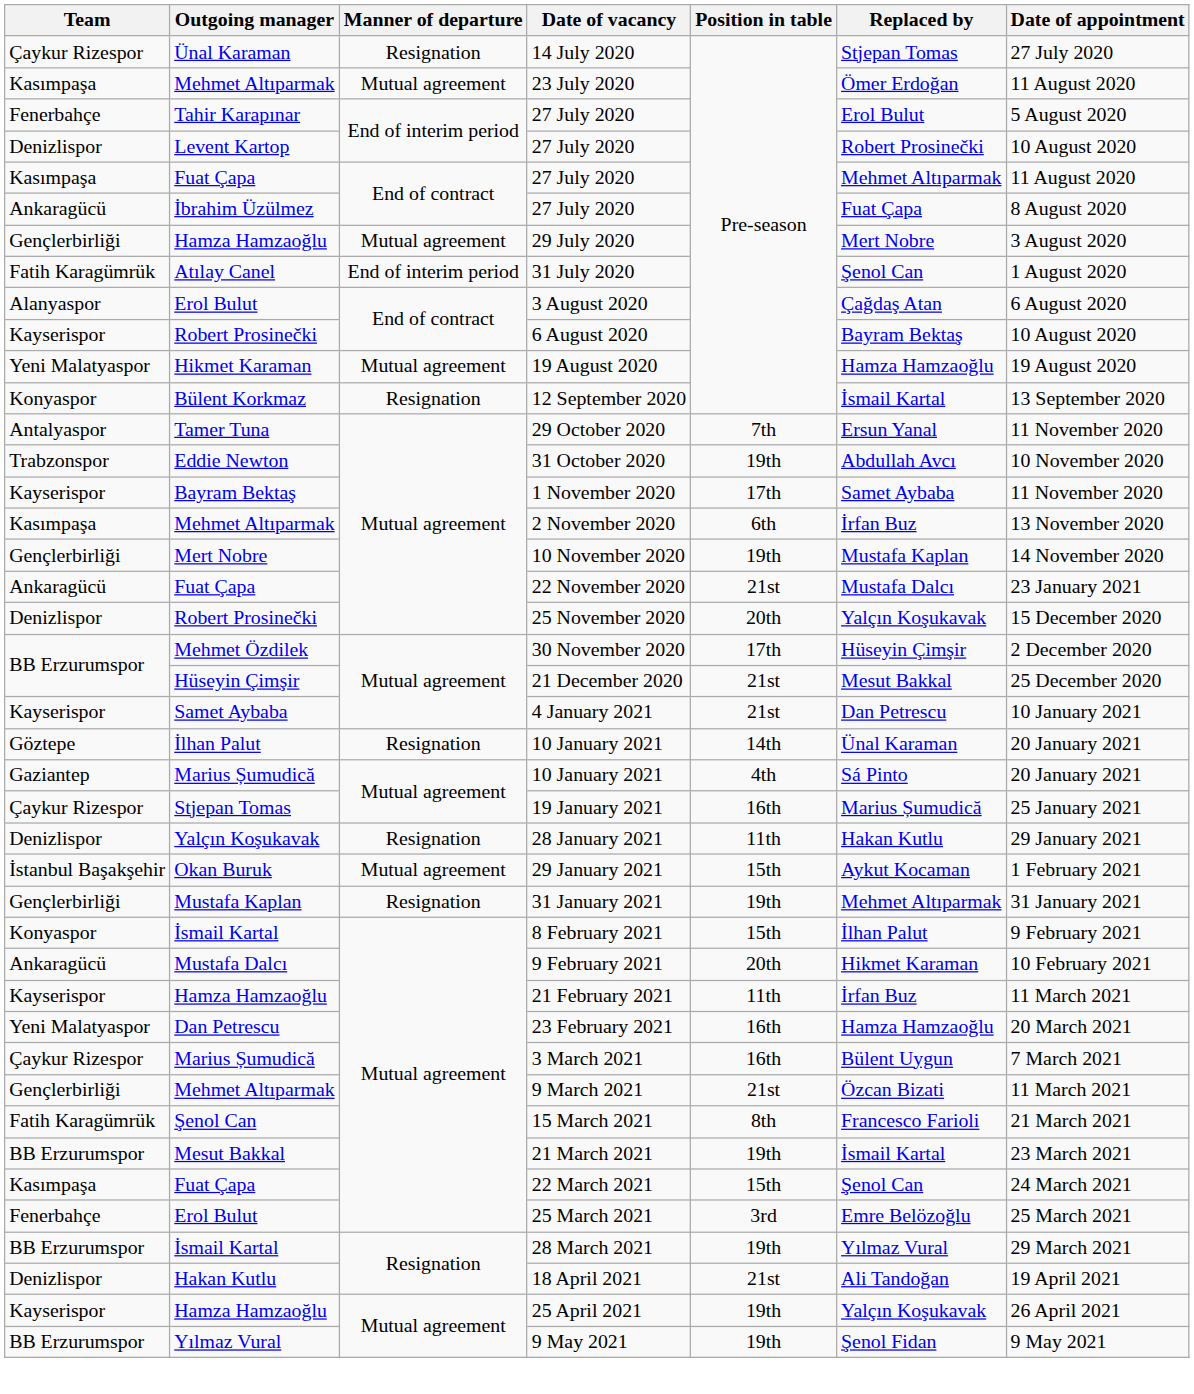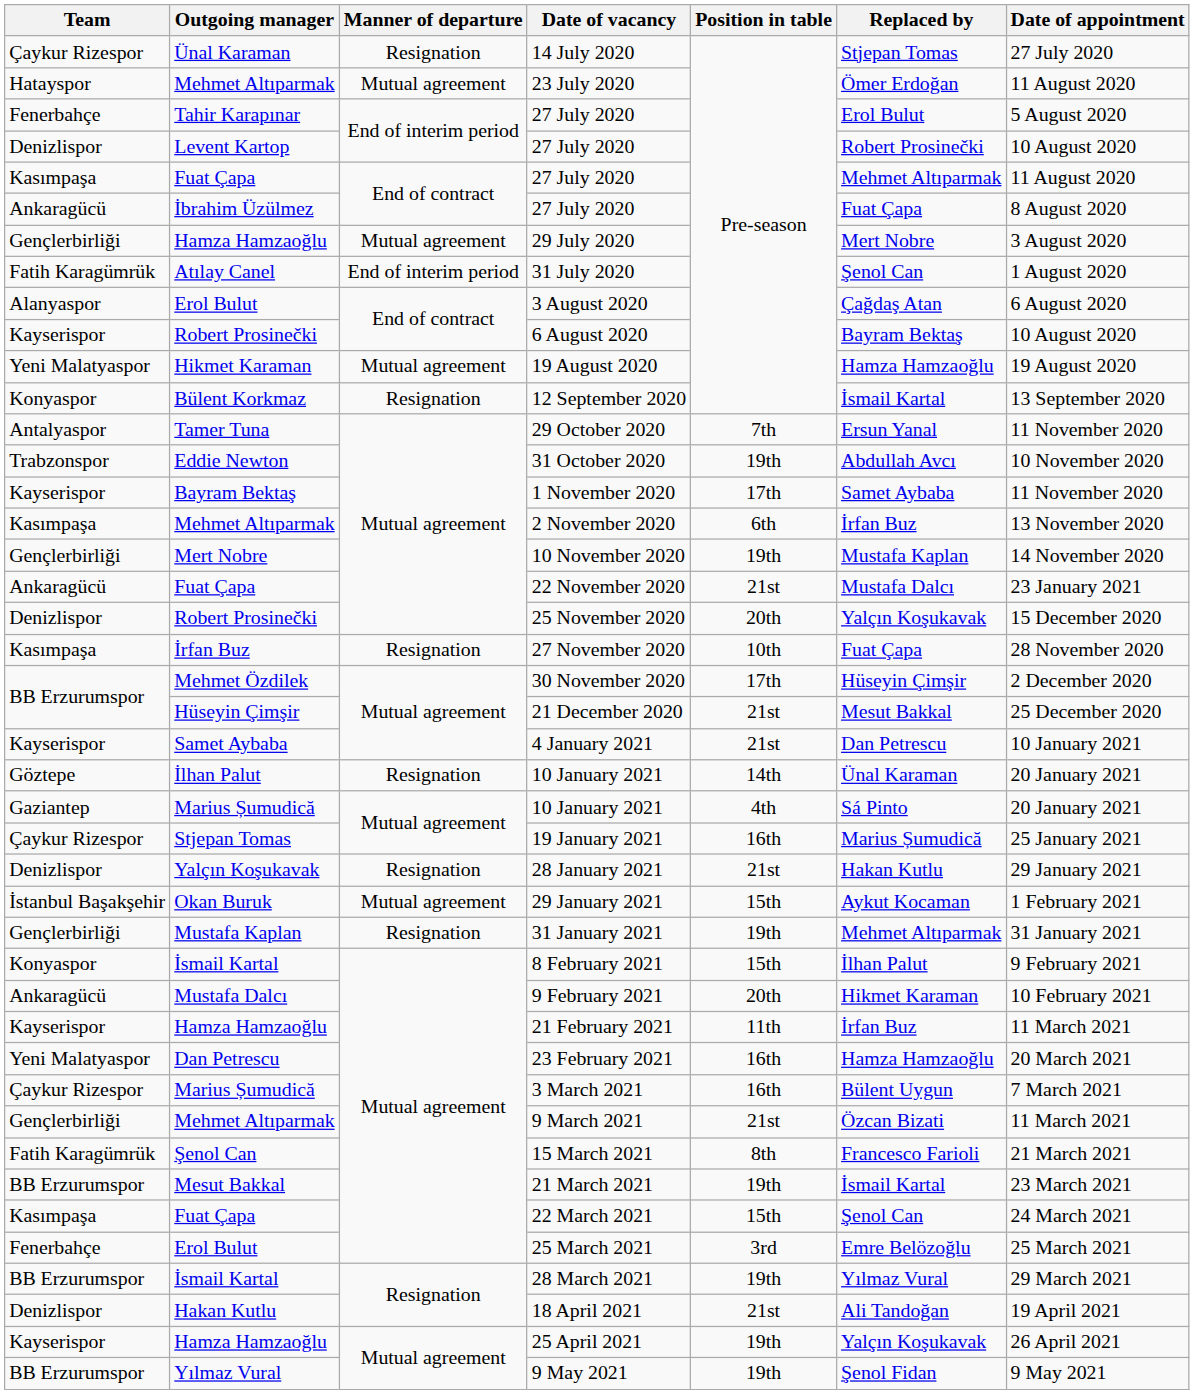(53, 83) Kasımpaşa -> (50, 83) Hatayspor
+ row: (212, 649)
(764, 838) 11th -> (764, 869) 21st
